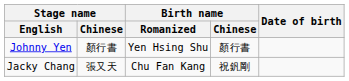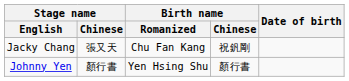rows swapped: (41, 67) <-> (41, 47)
